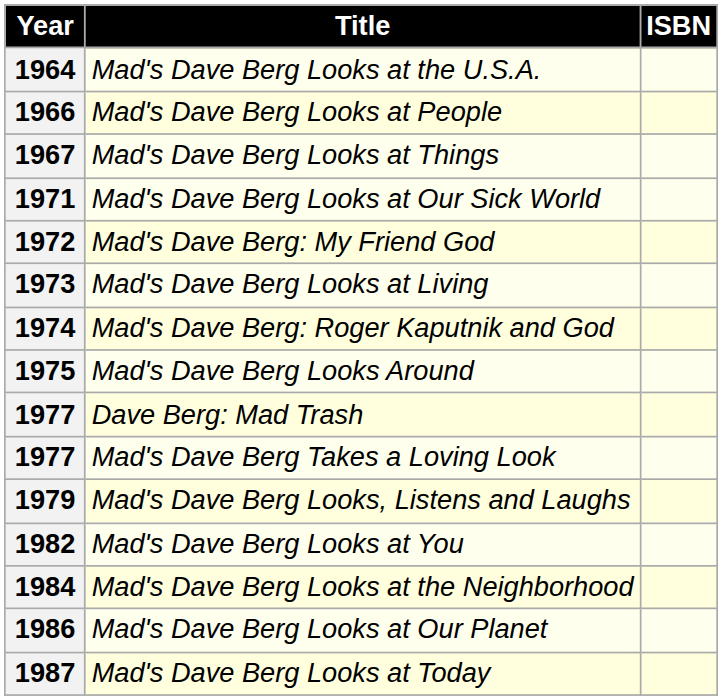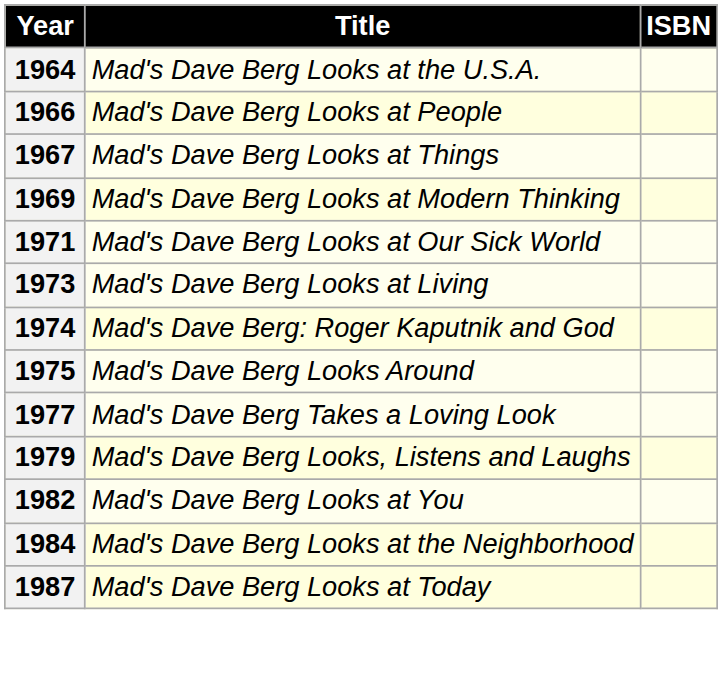+ row: (45, 198)
- row: (45, 241)
- row: (45, 414)
- row: (45, 629)
